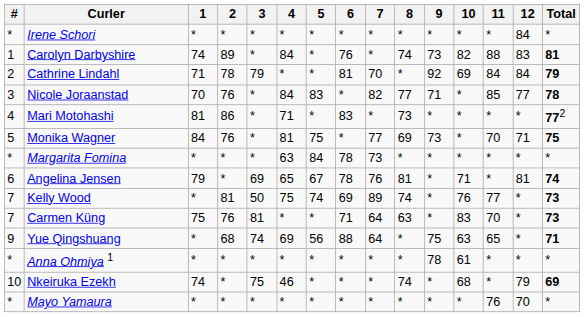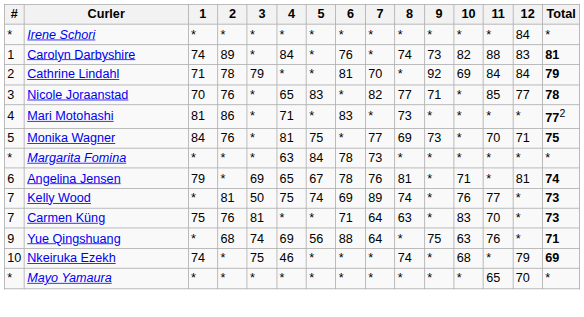(287, 94) 84 -> (287, 94) 65
(493, 238) 65 -> (493, 238) 76
- row: (70, 260)
(493, 302) 76 -> (493, 278) 65
